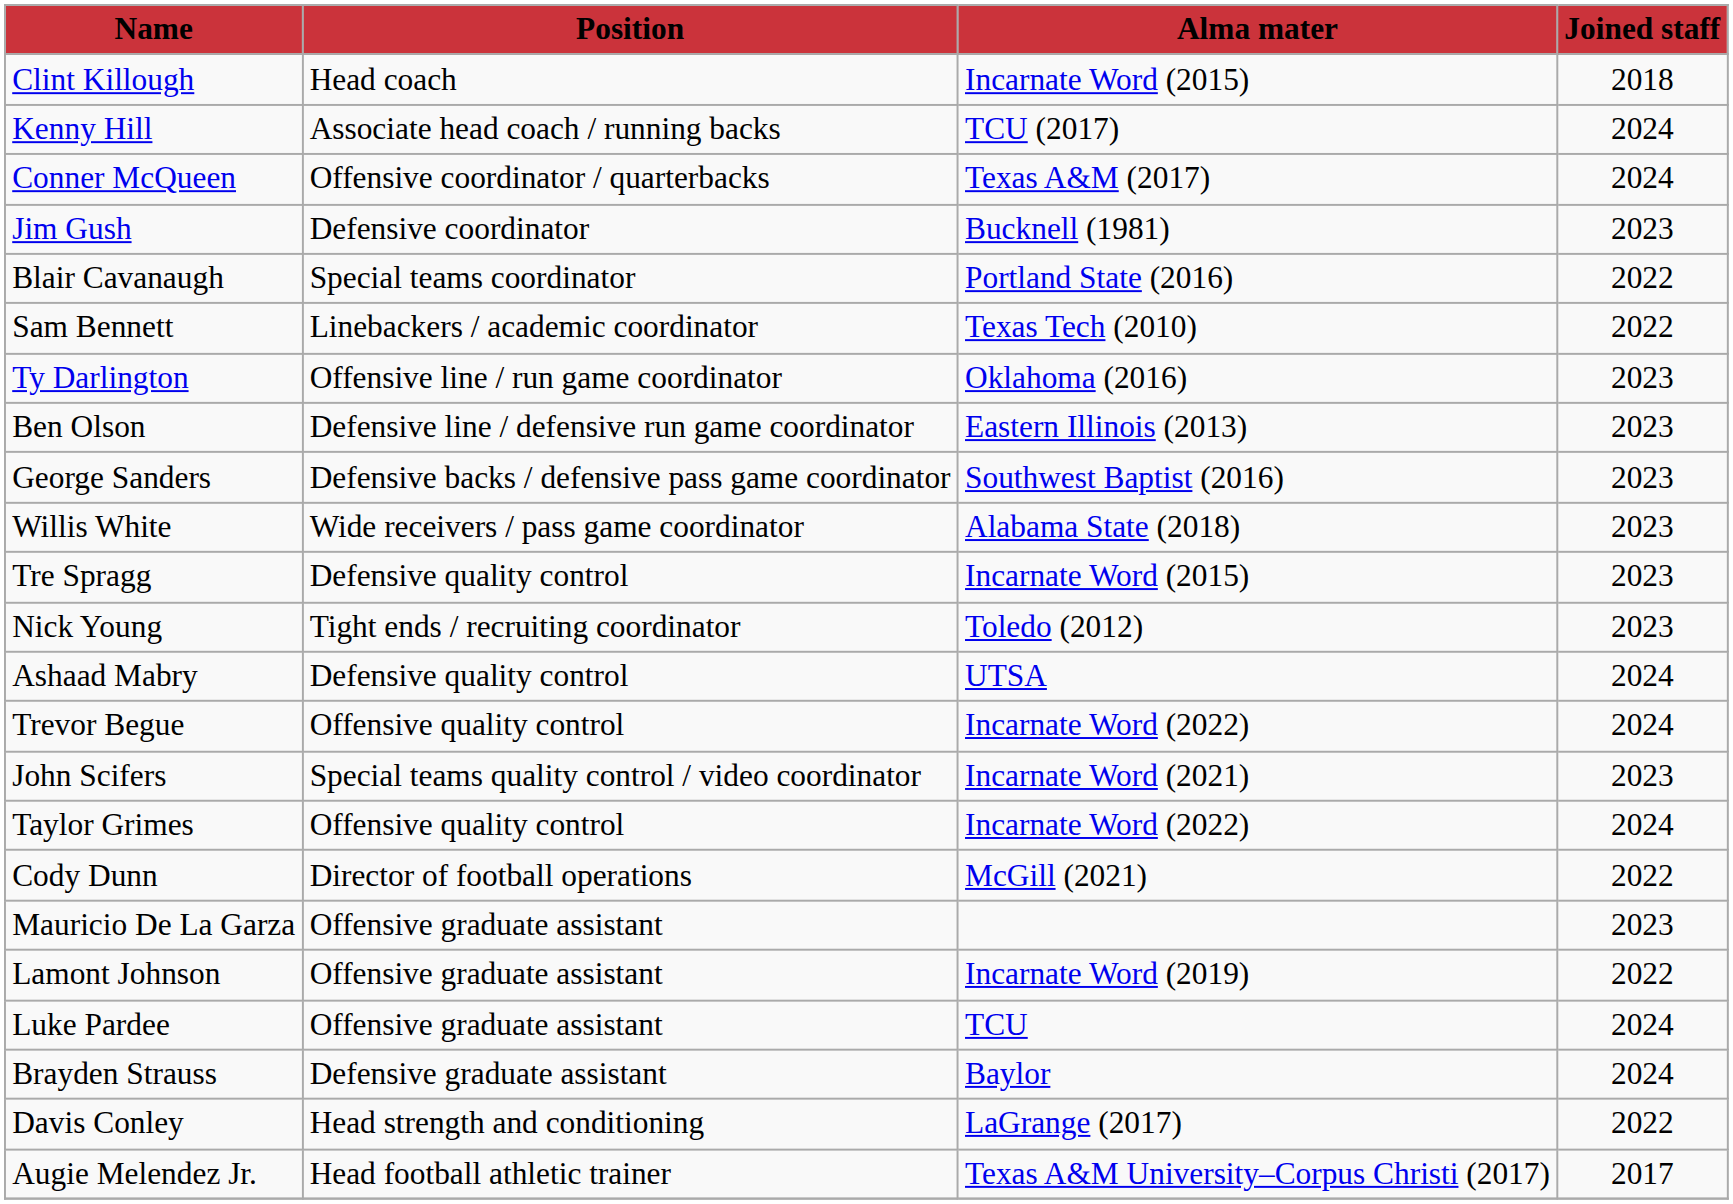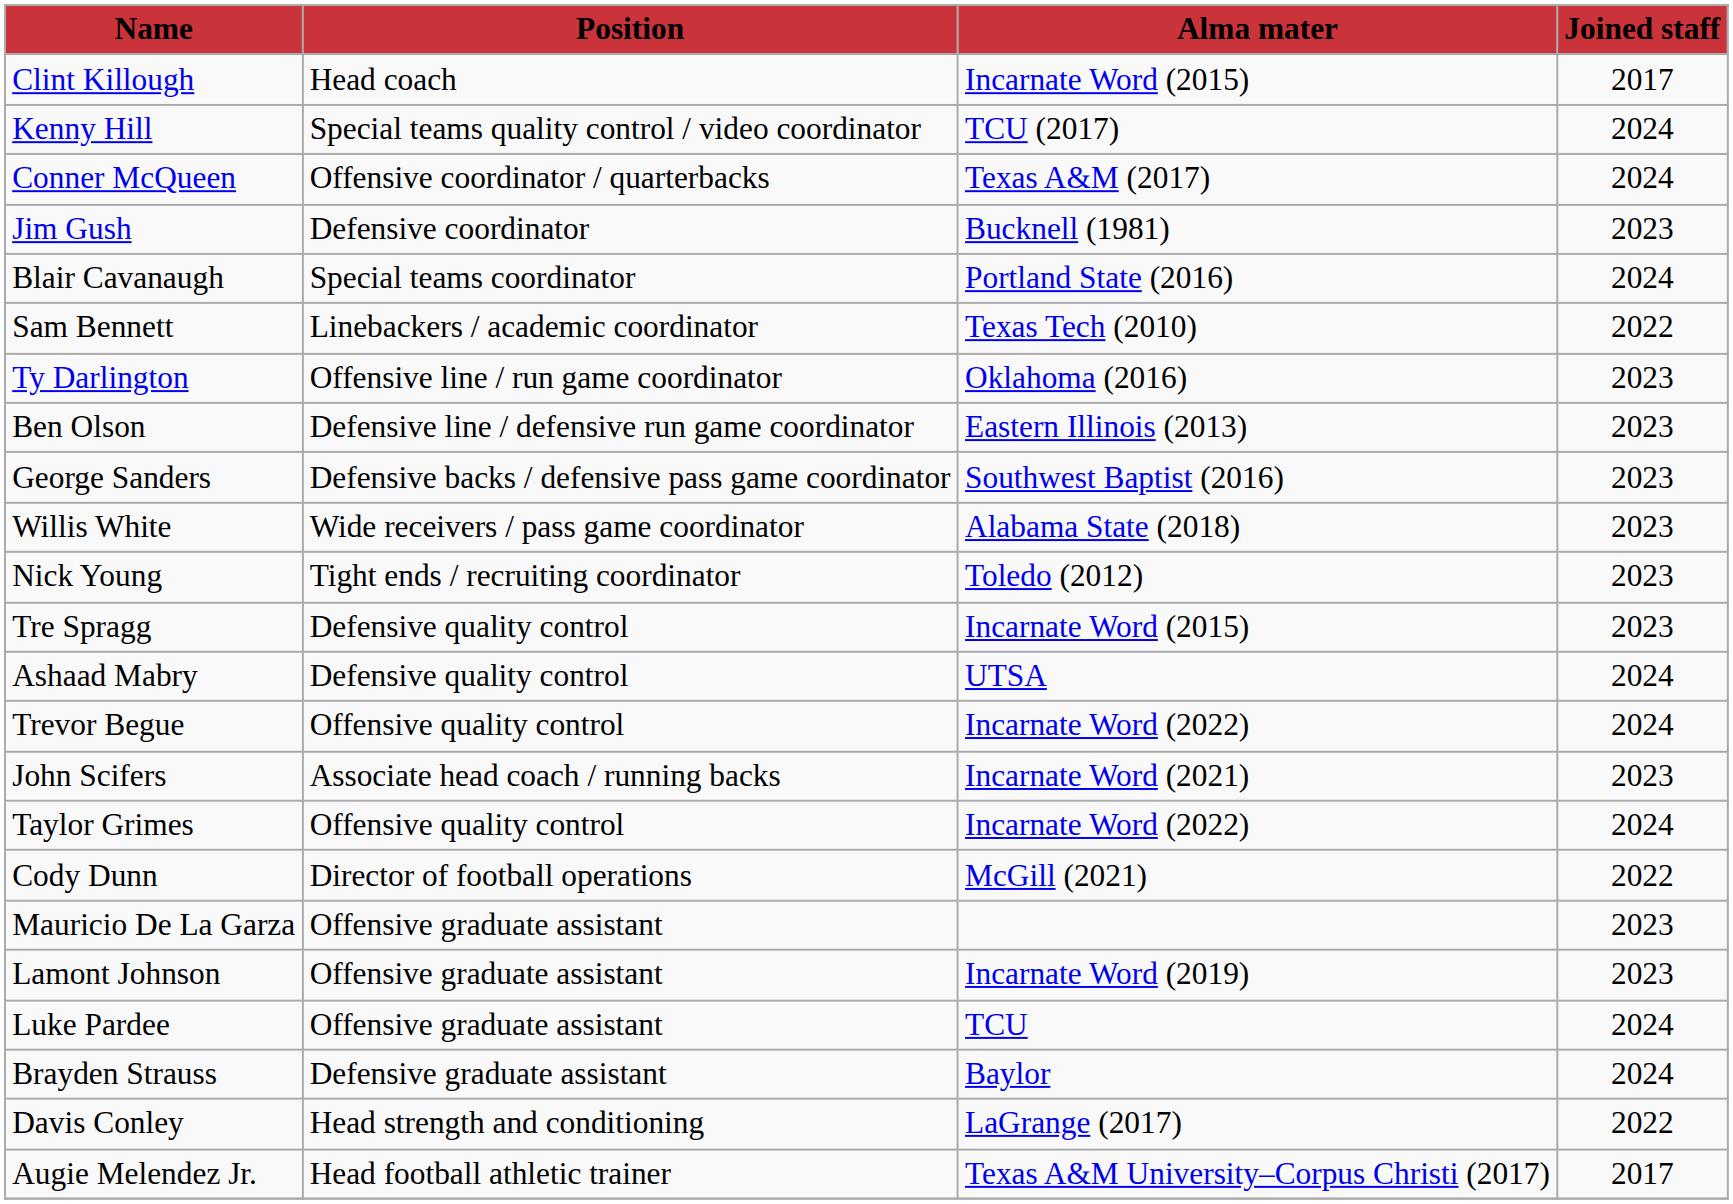(1642, 79) 2018 -> (1642, 79) 2017
(545, 128) Associate head coach / running backs -> (615, 128) Special teams quality control / video coordinator
(1642, 278) 2022 -> (1642, 278) 2024
rows swapped: (87, 626) <-> (82, 576)
(615, 775) Special teams quality control / video coordinator -> (545, 775) Associate head coach / running backs
(1642, 974) 2022 -> (1642, 974) 2023
